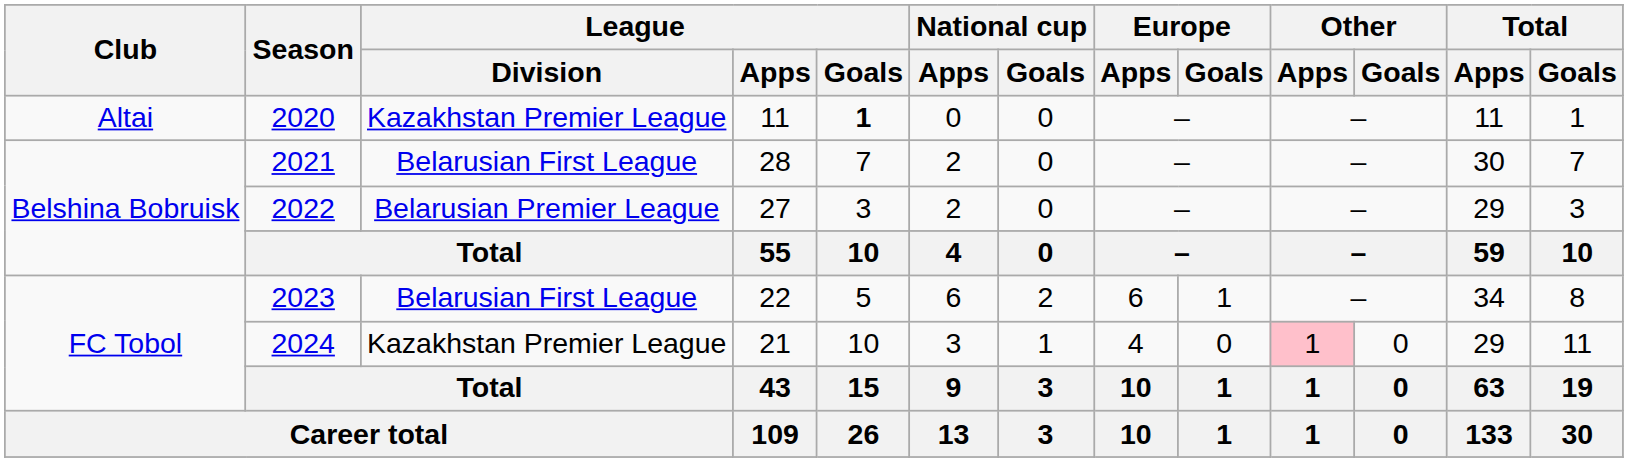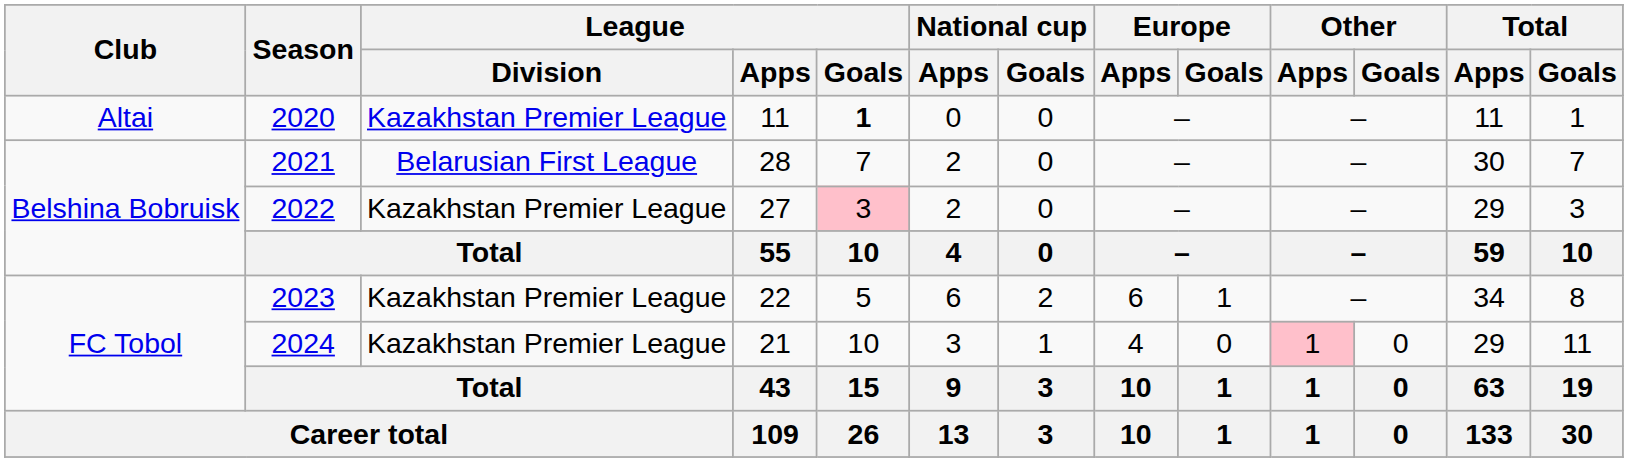(547, 207) Belarusian Premier League -> (547, 207) Kazakhstan Premier League
(863, 207) no background -> (863, 207) pink background
(547, 298) Belarusian First League -> (547, 298) Kazakhstan Premier League
